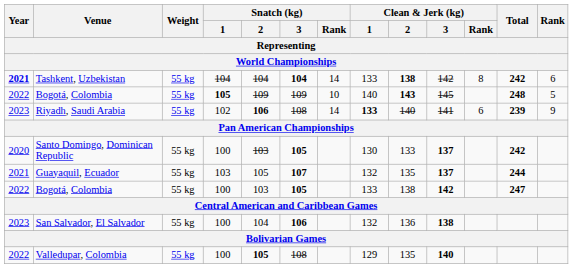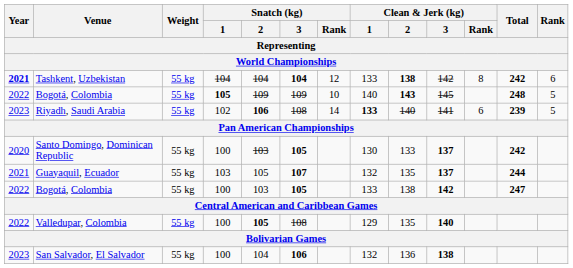(334, 78) 14 -> (334, 78) 12
(553, 111) 9 -> (553, 111) 5
rows swapped: (90, 222) <-> (81, 255)
